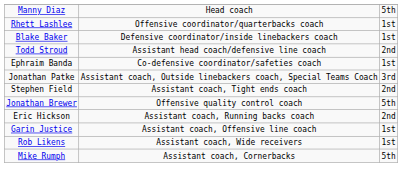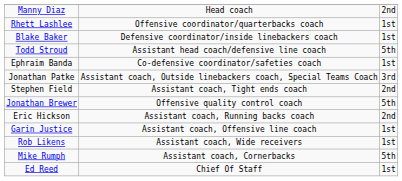(389, 11) 5th -> (389, 11) 2nd
(389, 50) 2nd -> (389, 50) 5th
+ row: (42, 169)
